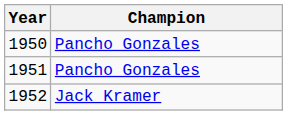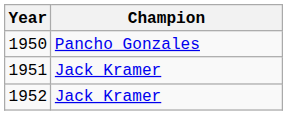(127, 70) Pancho Gonzales -> (108, 70) Jack Kramer
